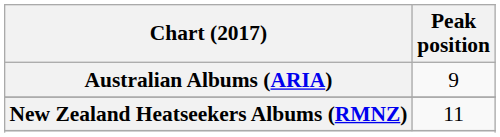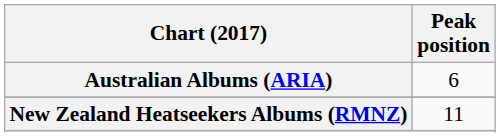(454, 79) 9 -> (454, 79) 6
